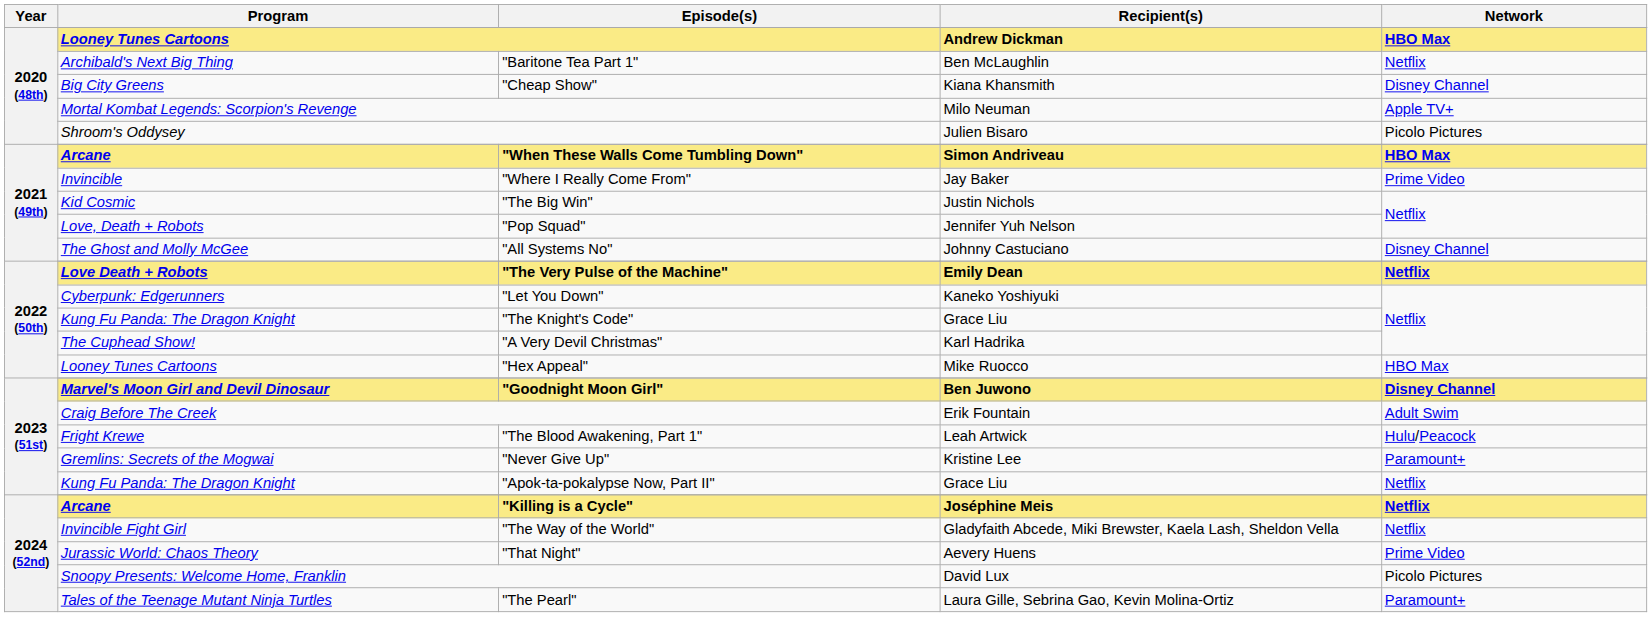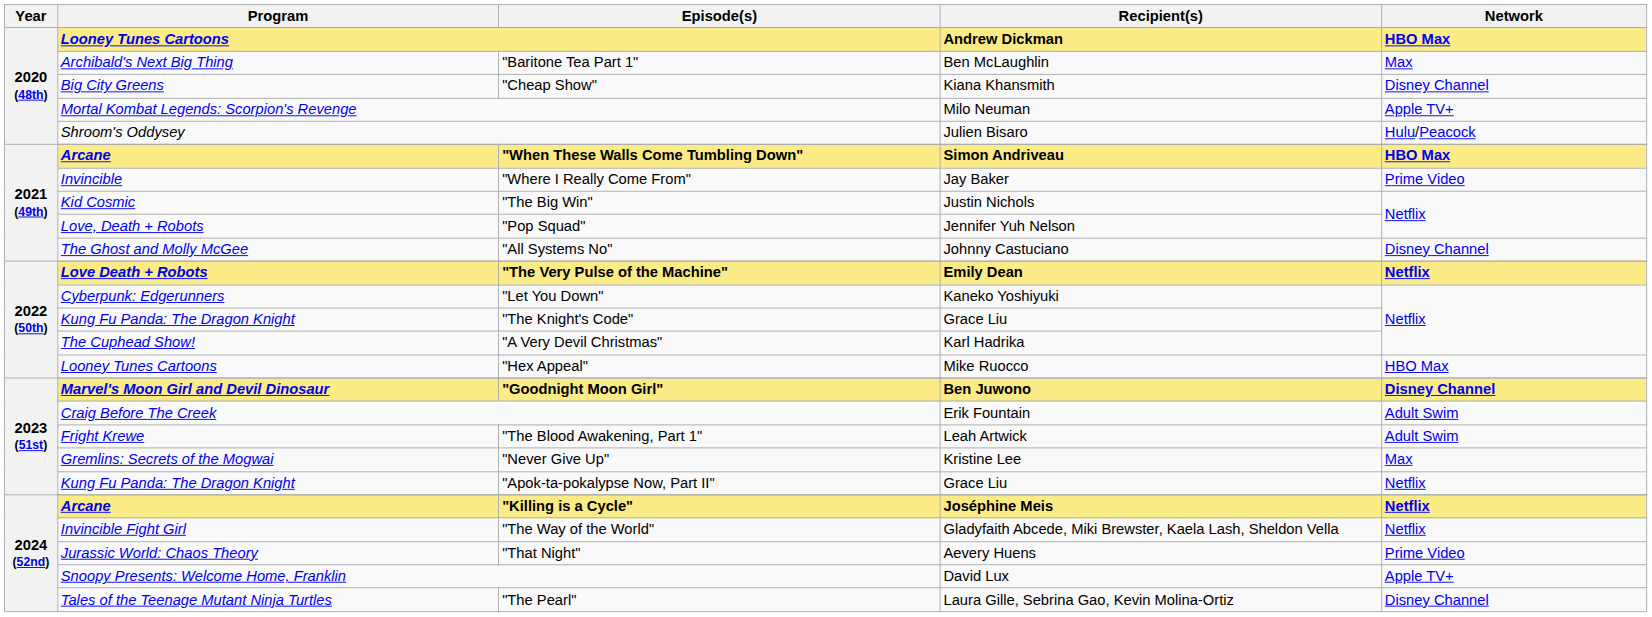(1405, 62) Netflix -> (1399, 62) Max
(1434, 132) Picolo Pictures -> (1430, 132) Hulu/Peacock
(1430, 436) Hulu/Peacock -> (1422, 436) Adult Swim
(1425, 459) Paramount+ -> (1399, 459) Max
(1434, 576) Picolo Pictures -> (1419, 576) Apple TV+
(1425, 599) Paramount+ -> (1437, 599) Disney Channel
